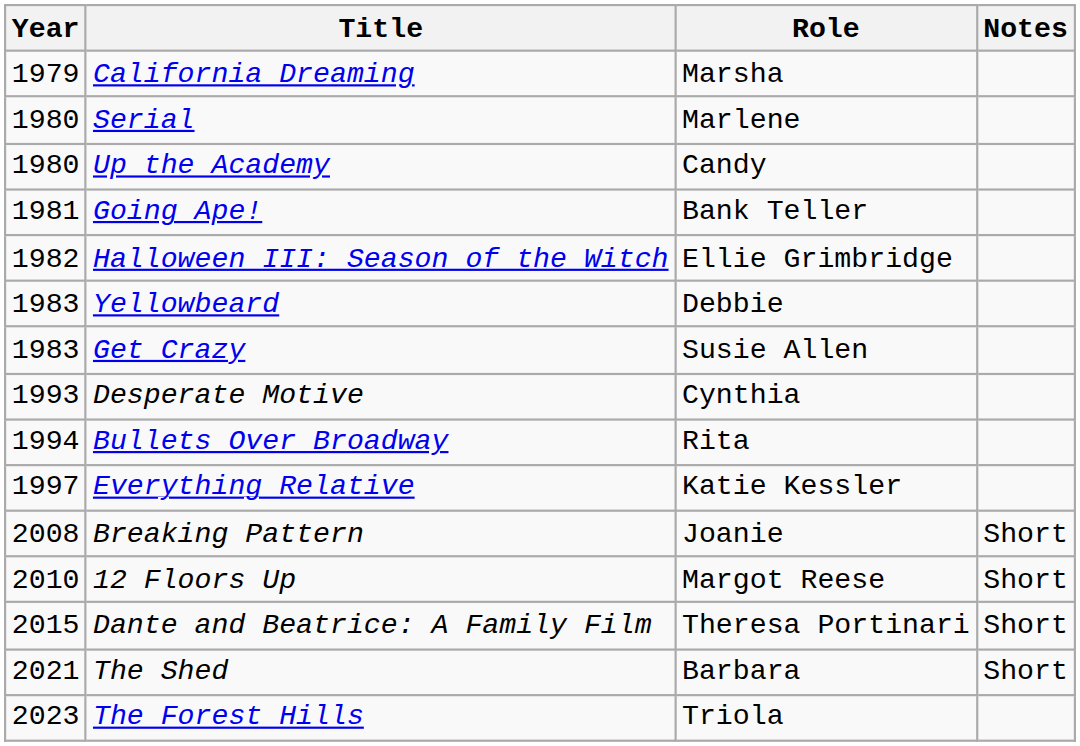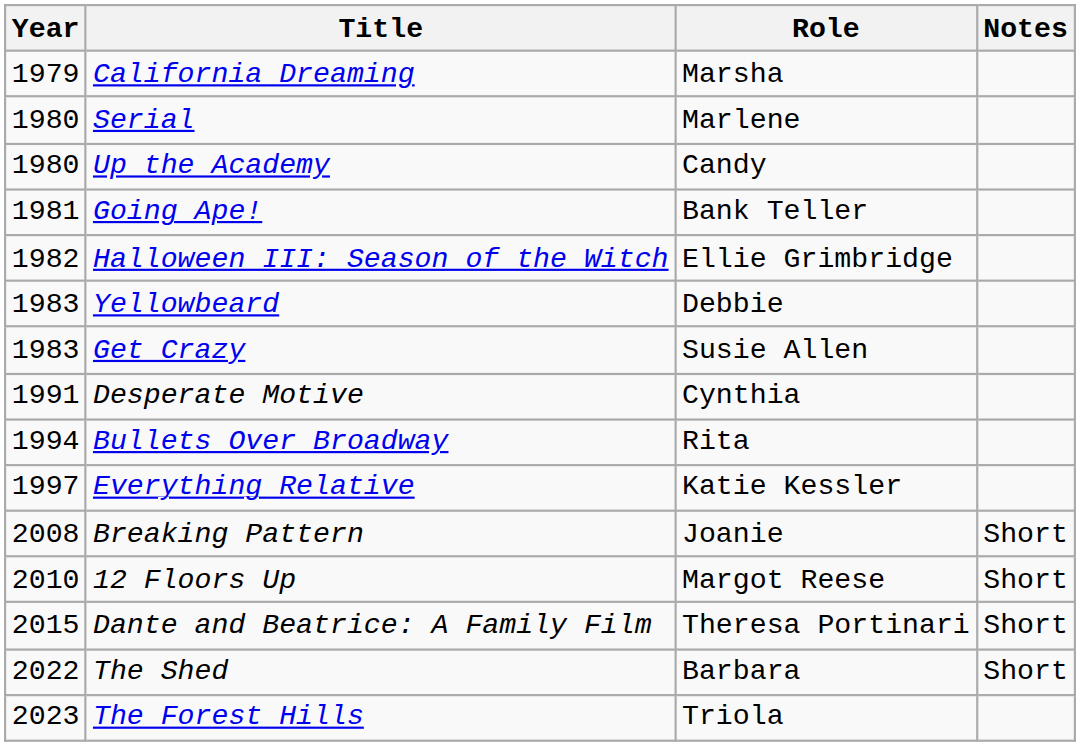(46, 396) 1993 -> (46, 396) 1991
(46, 672) 2021 -> (46, 672) 2022
